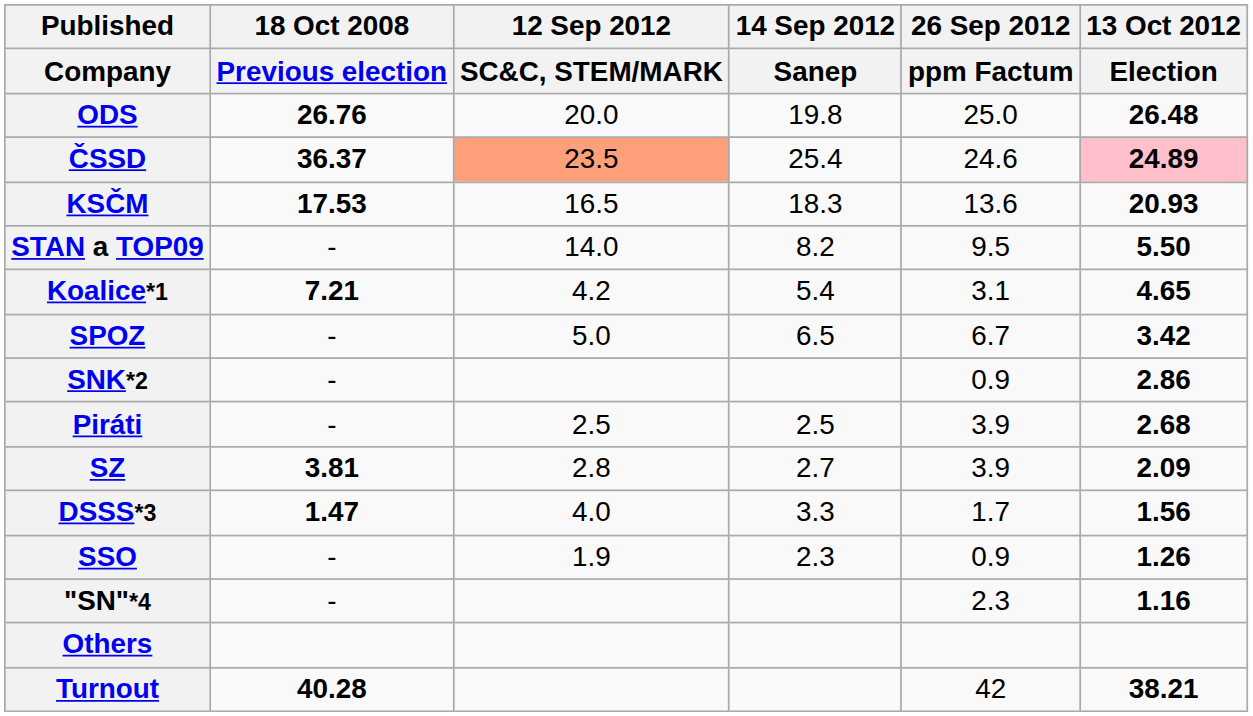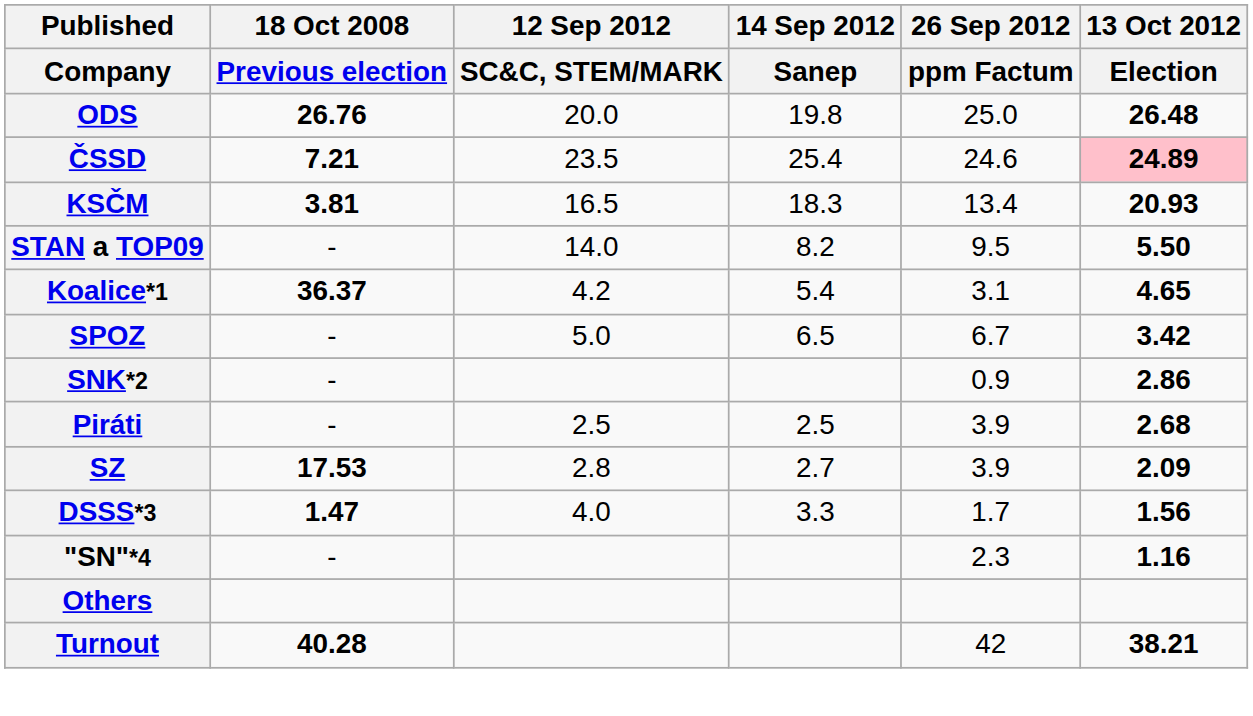(332, 159) 36.37 -> (332, 159) 7.21
(591, 159) lightsalmon background -> (591, 159) no background
(332, 203) 17.53 -> (332, 203) 3.81
(991, 203) 13.6 -> (991, 203) 13.4
(332, 291) 7.21 -> (332, 291) 36.37
(332, 468) 3.81 -> (332, 468) 17.53
- row: (107, 556)
